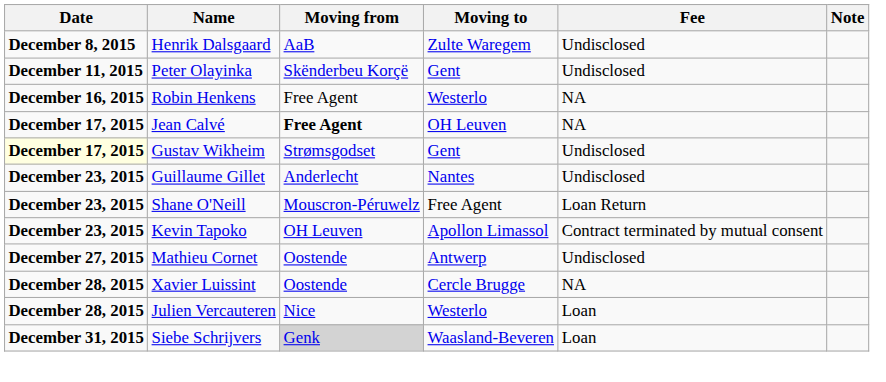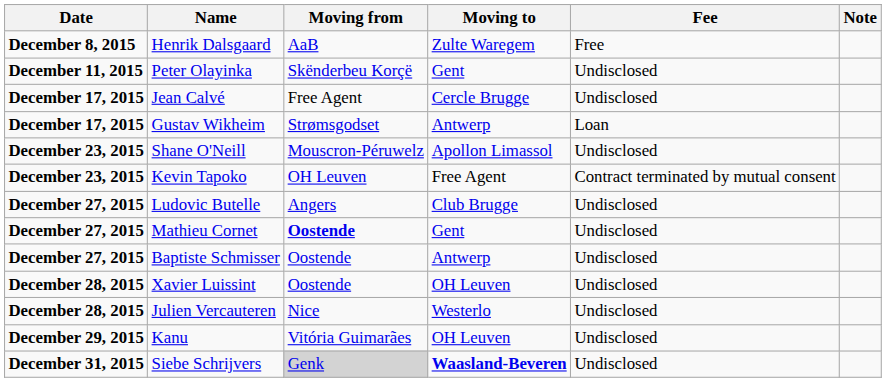(603, 44) Undisclosed -> (589, 44) Free
- row: (204, 97)
(323, 124) bold -> (325, 97) normal
(467, 124) OH Leuven -> (480, 97) Cercle Brugge
(574, 124) NA -> (616, 97) Undisclosed
(76, 151) lightyellow background -> (76, 124) no background
(444, 151) Gent -> (461, 124) Antwerp
(603, 151) Undisclosed -> (592, 124) Loan
- row: (208, 177)
(465, 204) Free Agent -> (492, 151) Apollon Limassol
(604, 204) Loan Return -> (616, 151) Undisclosed
(488, 230) Apollon Limassol -> (469, 177) Free Agent
+ row: (206, 204)
(315, 257) normal -> (321, 230) bold
(457, 257) Antwerp -> (448, 230) Gent
+ row: (216, 257)
(476, 284) Cercle Brugge -> (471, 284) OH Leuven
(574, 284) NA -> (616, 284) Undisclosed
(579, 310) Loan -> (616, 310) Undisclosed
+ row: (170, 337)
(491, 337) normal -> (499, 364) bold
(579, 337) Loan -> (616, 364) Undisclosed
